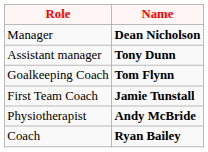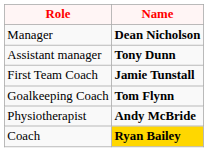rows swapped: (53, 95) <-> (58, 75)
(148, 136) no background -> (148, 136) gold background
